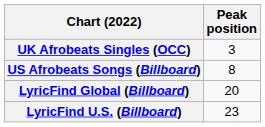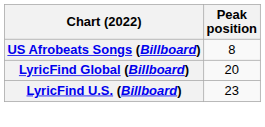- row: (104, 49)
